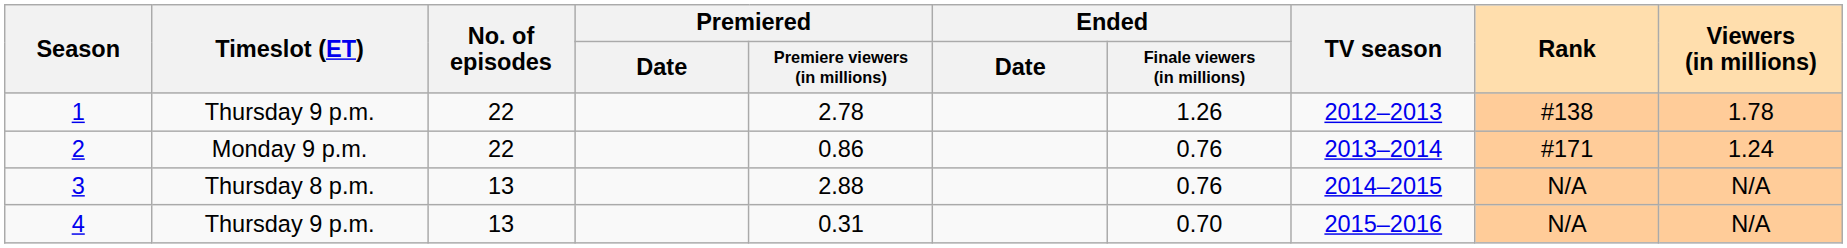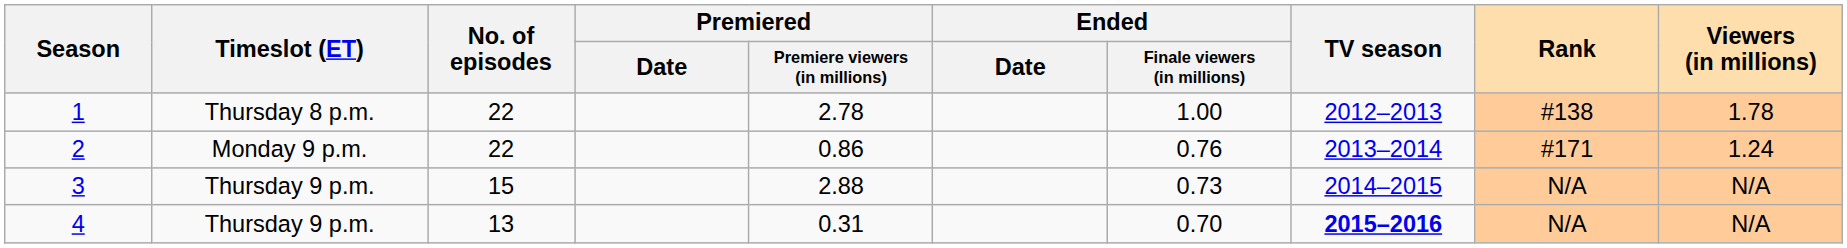(290, 111) Thursday 9 p.m. -> (290, 111) Thursday 8 p.m.
(1199, 111) 1.26 -> (1199, 111) 1.00
(290, 186) Thursday 8 p.m. -> (290, 186) Thursday 9 p.m.
(501, 186) 13 -> (501, 186) 15
(1199, 186) 0.76 -> (1199, 186) 0.73
(1383, 223) normal -> (1383, 223) bold
